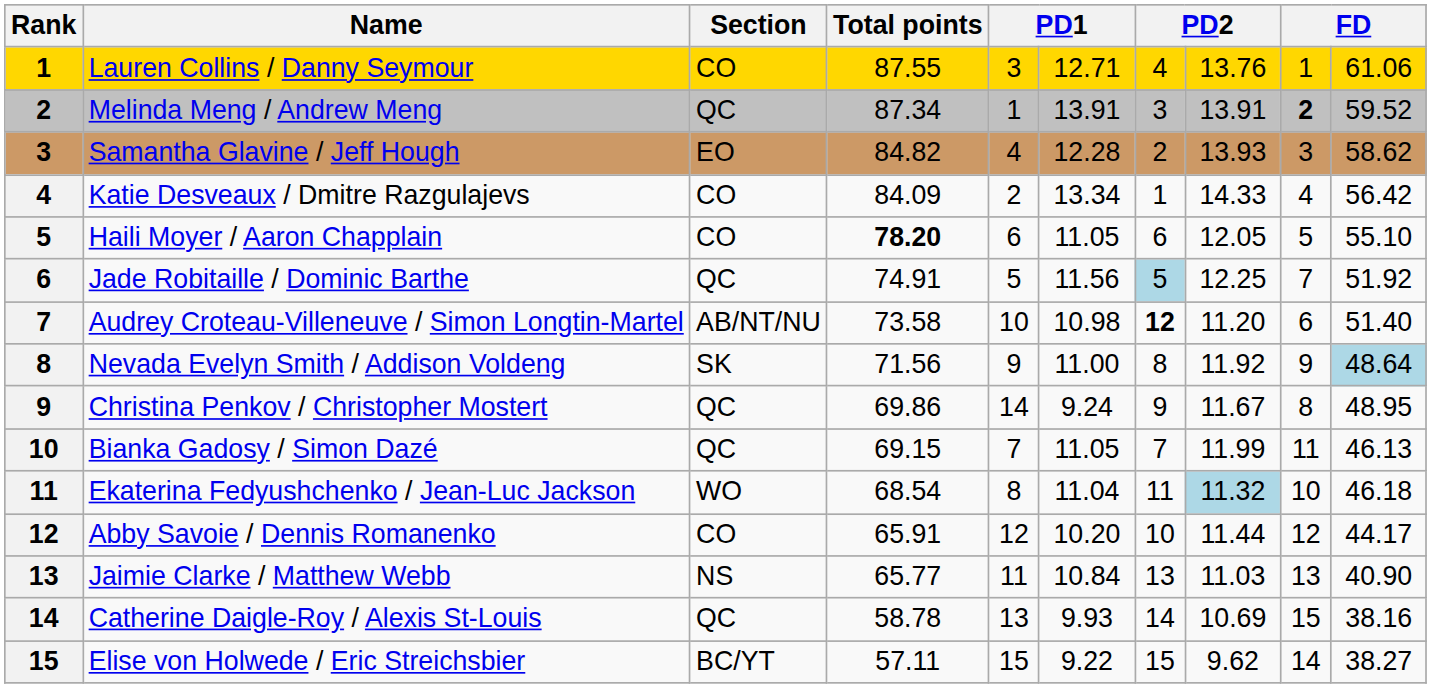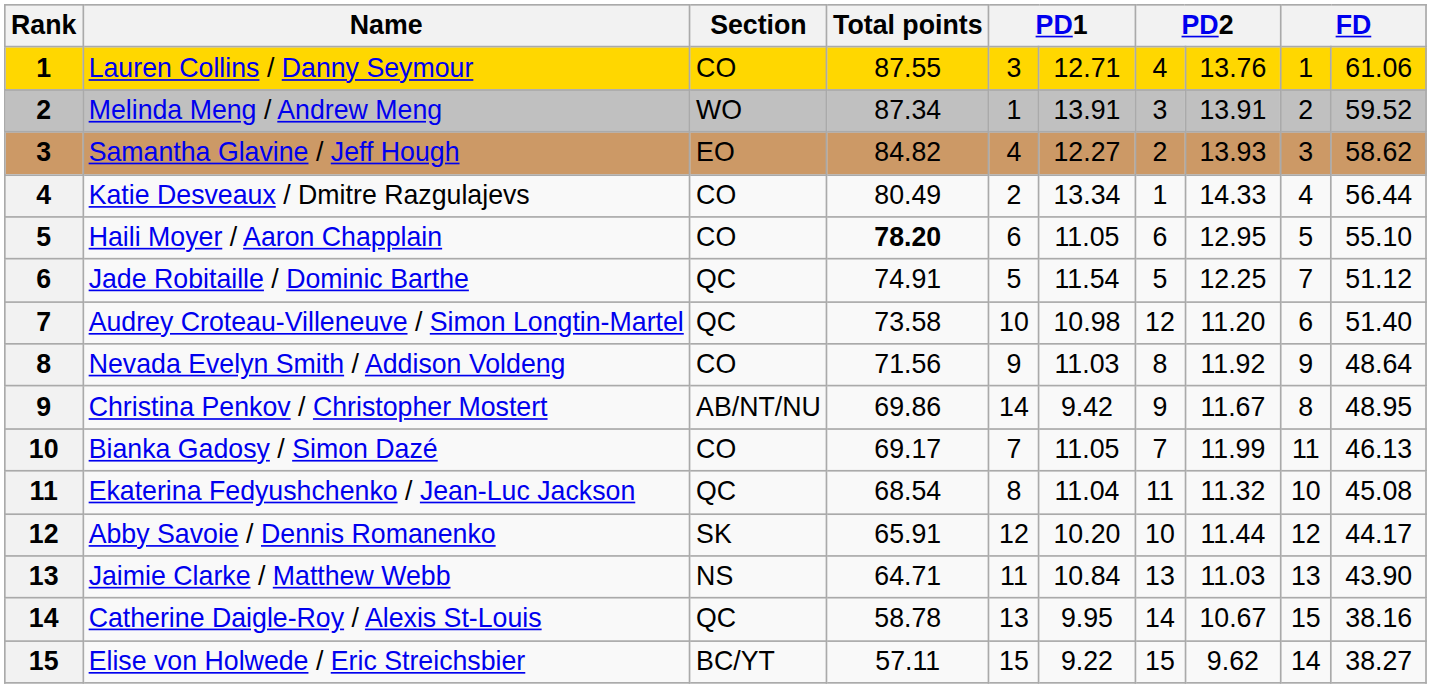(716, 110) QC -> (719, 110) WO
(1306, 110) bold -> (1306, 110) normal
(1087, 152) 12.28 -> (1087, 152) 12.27
(908, 195) 84.09 -> (908, 195) 80.49
(1379, 195) 56.42 -> (1379, 195) 56.44
(1233, 237) 12.05 -> (1233, 237) 12.95
(1087, 279) 11.56 -> (1087, 279) 11.54
(1160, 279) lightblue background -> (1160, 279) no background
(1379, 279) 51.92 -> (1379, 279) 51.12
(758, 322) AB/NT/NU -> (716, 322) QC
(1160, 322) bold -> (1160, 322) normal
(714, 364) SK -> (716, 364) CO
(1087, 364) 11.00 -> (1087, 364) 11.03
(1379, 364) lightblue background -> (1379, 364) no background
(716, 407) QC -> (758, 407) AB/NT/NU
(1087, 407) 9.24 -> (1087, 407) 9.42
(716, 449) QC -> (716, 449) CO
(908, 449) 69.15 -> (908, 449) 69.17
(719, 491) WO -> (716, 491) QC
(1233, 491) lightblue background -> (1233, 491) no background
(1379, 491) 46.18 -> (1379, 491) 45.08
(716, 534) CO -> (714, 534) SK
(908, 576) 65.77 -> (908, 576) 64.71
(1379, 576) 40.90 -> (1379, 576) 43.90
(1087, 618) 9.93 -> (1087, 618) 9.95
(1233, 618) 10.69 -> (1233, 618) 10.67
